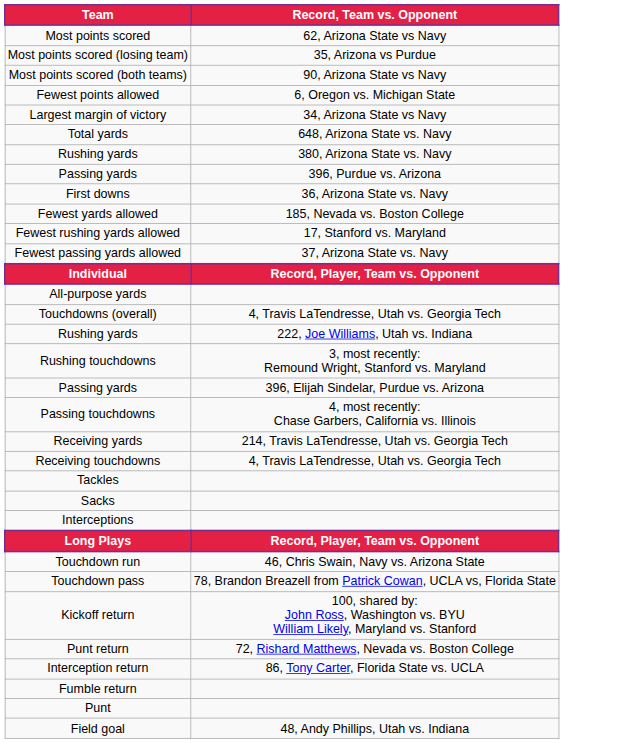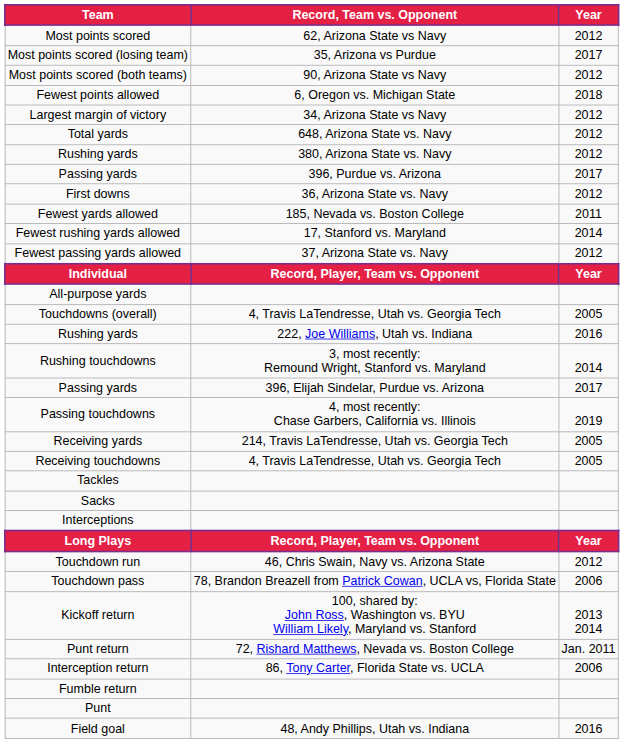+ column: (589, 15)
